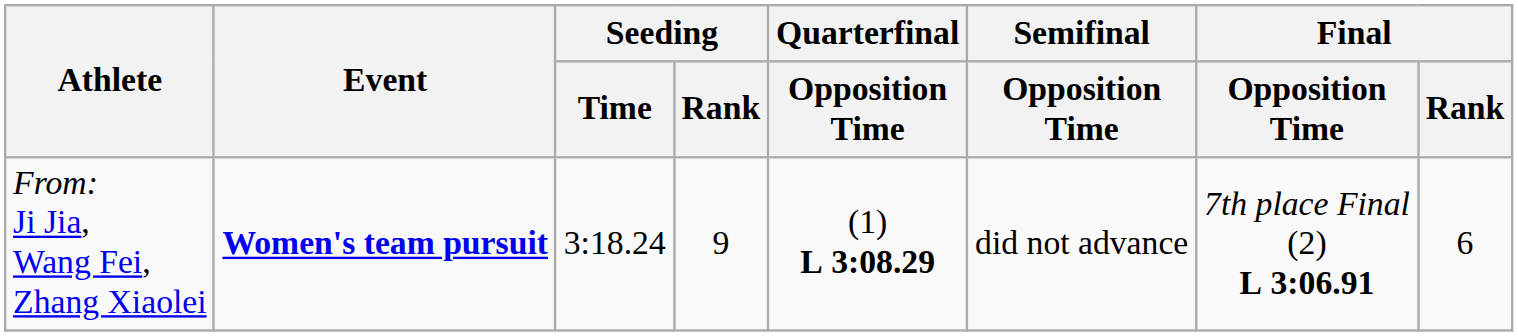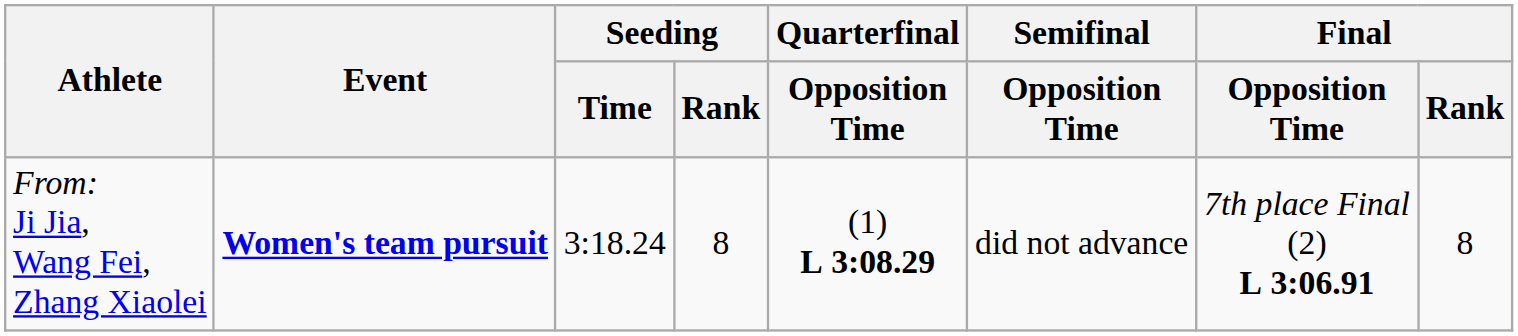(721, 243) 9 -> (721, 243) 8
(1465, 243) 6 -> (1465, 243) 8
